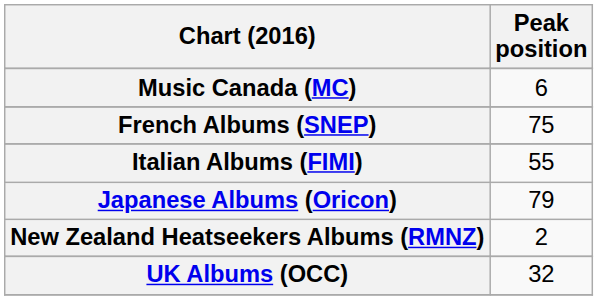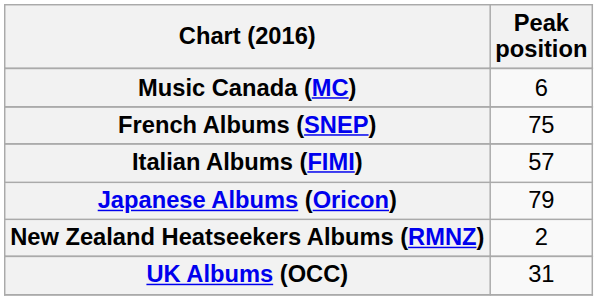(541, 162) 55 -> (541, 162) 57
(541, 275) 32 -> (541, 275) 31
